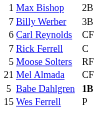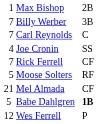(9, 35) 6 -> (9, 35) 7
(88, 35) CF -> (85, 35) C
+ row: (39, 48)
(85, 48) C -> (88, 62) CF
(9, 102) 15 -> (9, 115) 12
